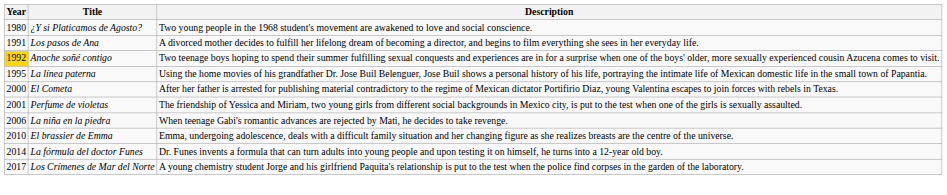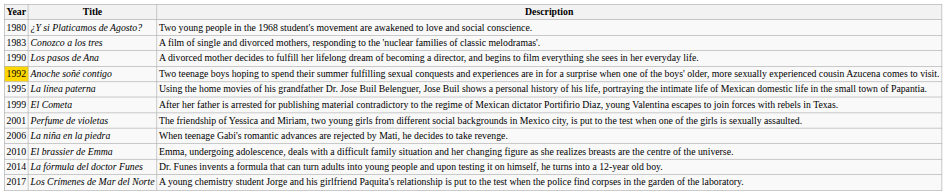+ row: (67, 43)
(16, 43) 1991 -> (16, 58) 1990
(16, 89) 2000 -> (16, 105) 1999
